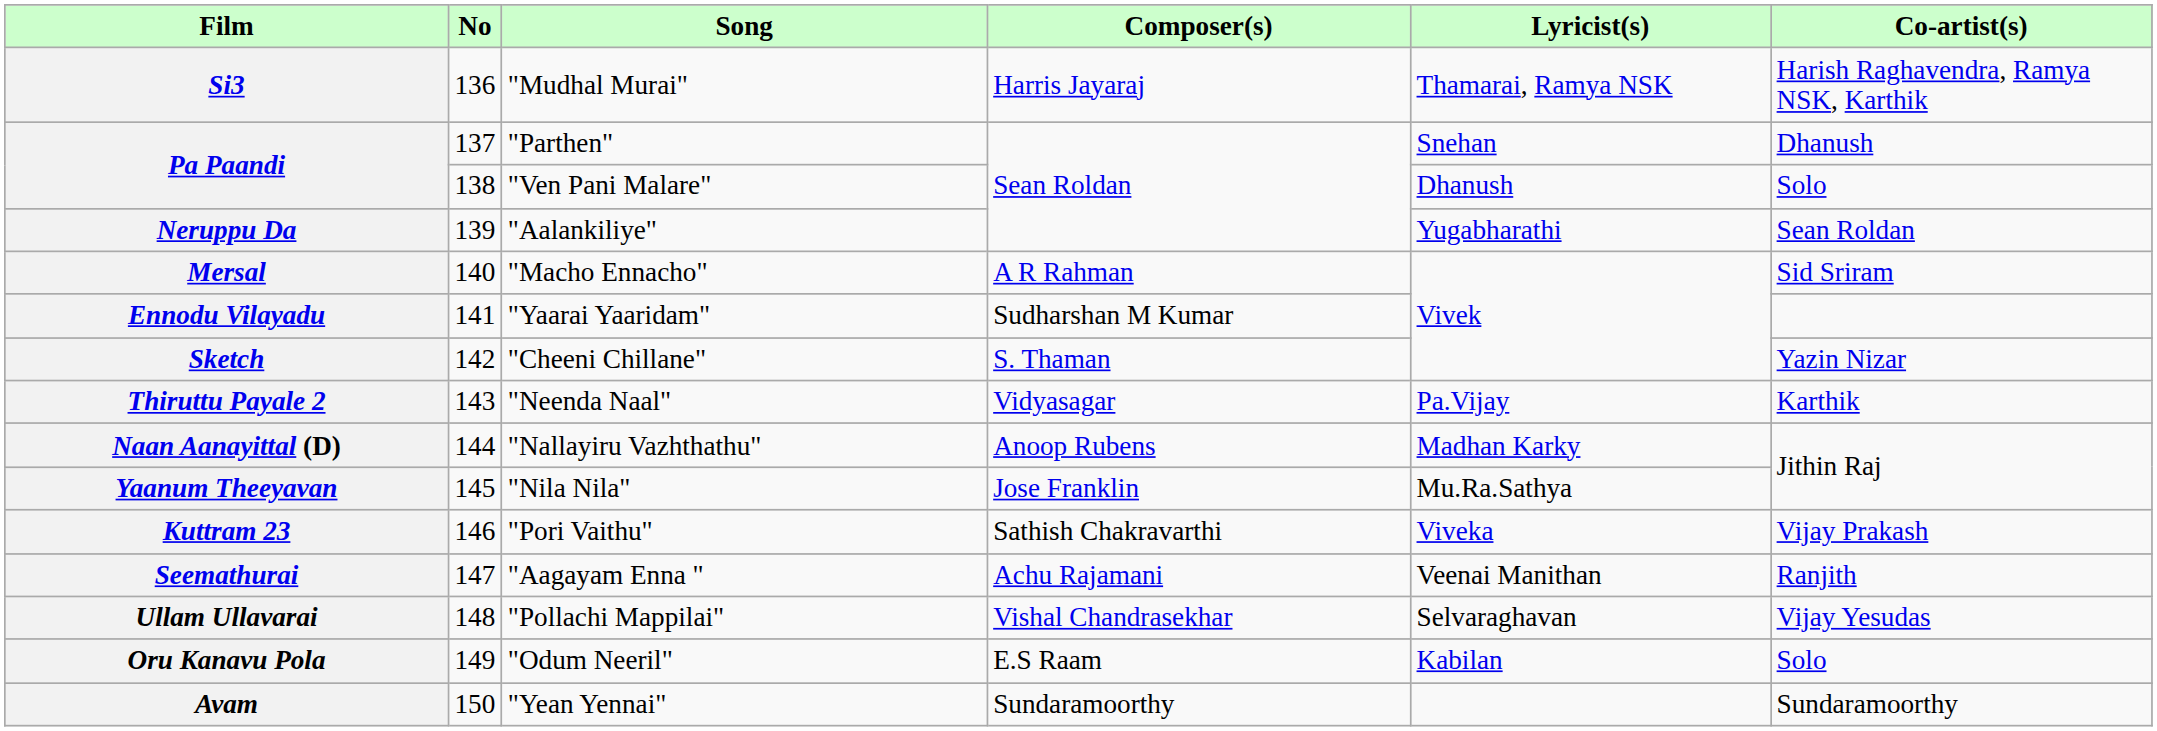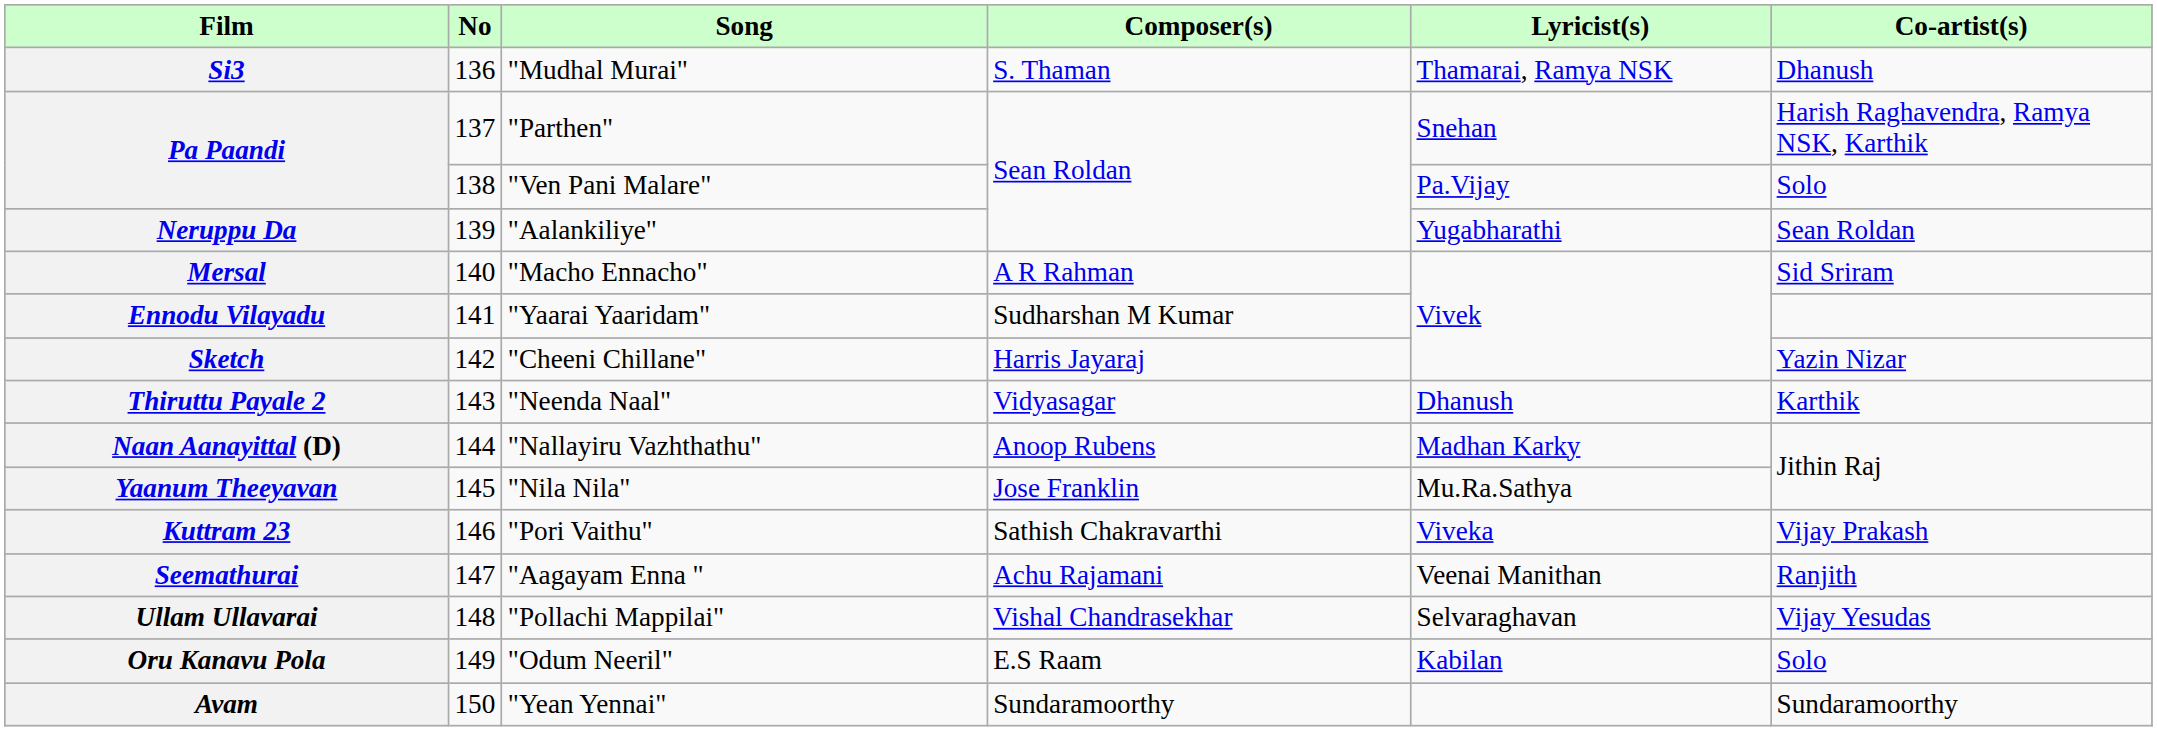(1069, 84) Harris Jayaraj -> (1052, 69) S. Thaman
(1933, 84) Harish Raghavendra, Ramya NSK, Karthik -> (1825, 69) Dhanush
(1825, 142) Dhanush -> (1933, 127) Harish Raghavendra, Ramya NSK, Karthik
(1465, 186) Dhanush -> (1463, 186) Pa.Vijay
(1052, 358) S. Thaman -> (1069, 358) Harris Jayaraj
(1463, 401) Pa.Vijay -> (1465, 401) Dhanush
